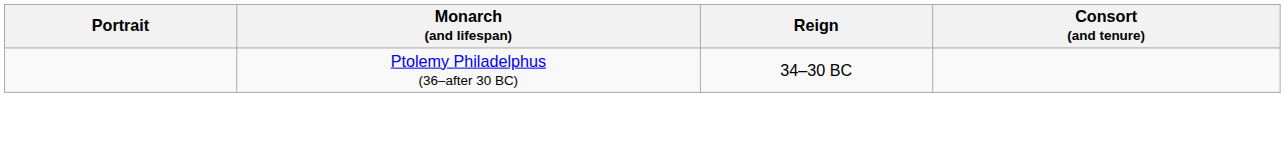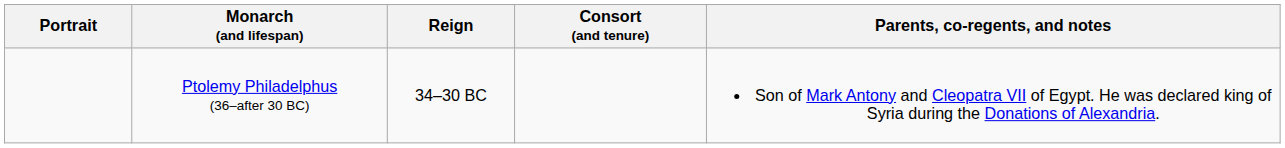+ column: (993, 26)
